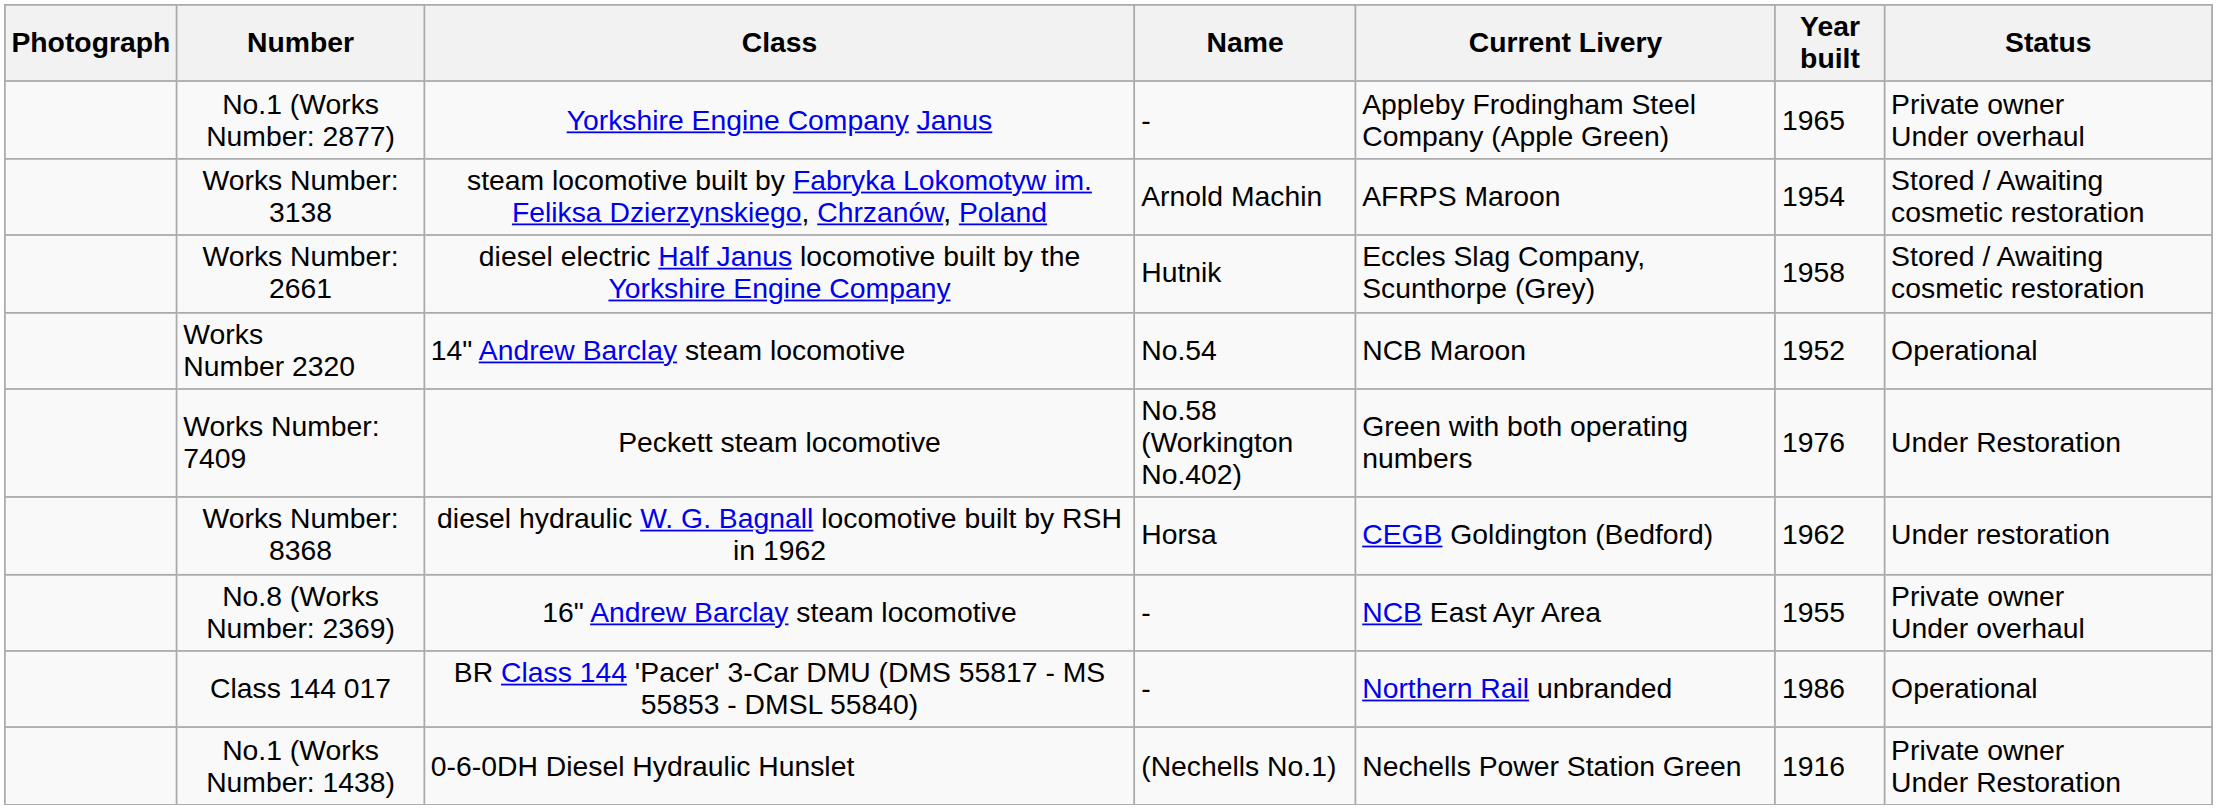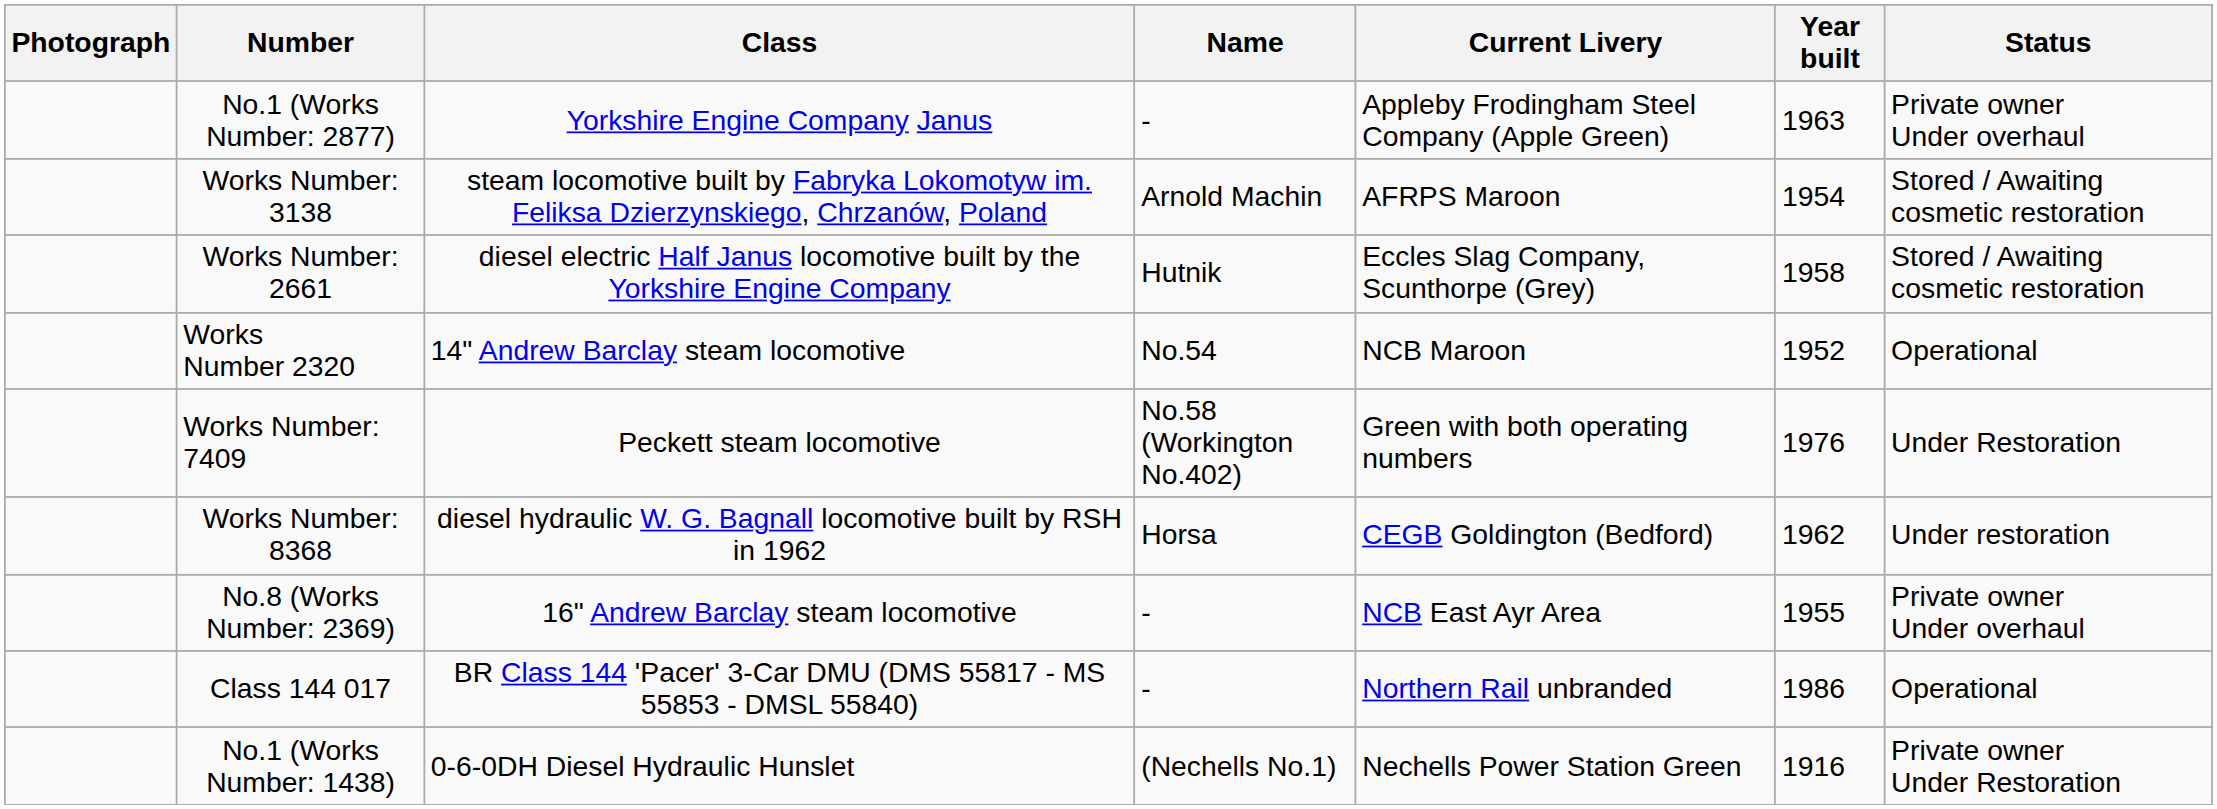(1813, 119) 1965 -> (1813, 119) 1963
